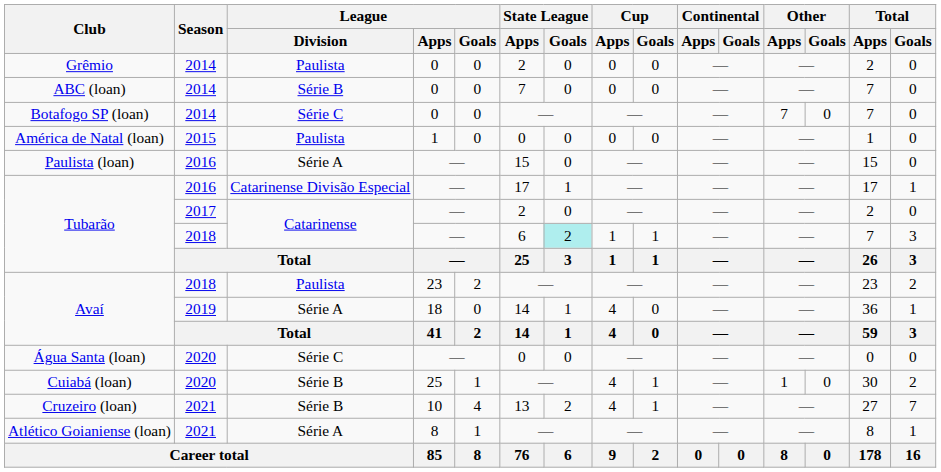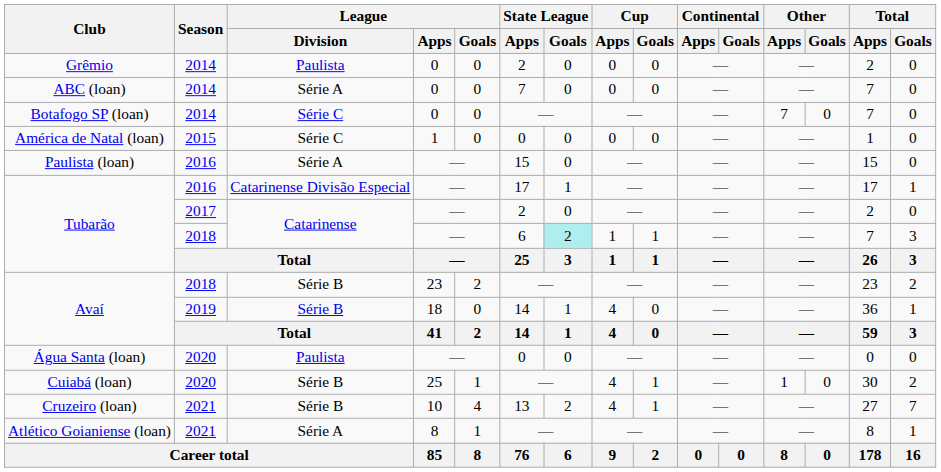(320, 89) Série B -> (320, 89) Série A
(320, 138) Paulista -> (320, 138) Série C
(320, 284) Paulista -> (320, 284) Série B
(320, 308) Série A -> (320, 308) Série B
(320, 357) Série C -> (320, 357) Paulista
